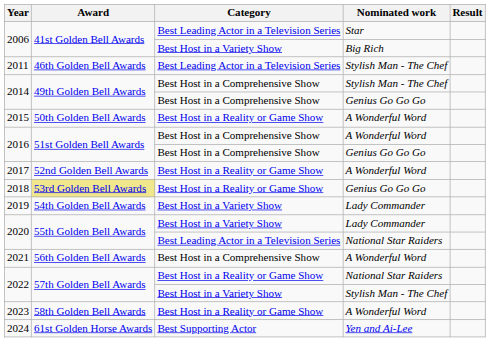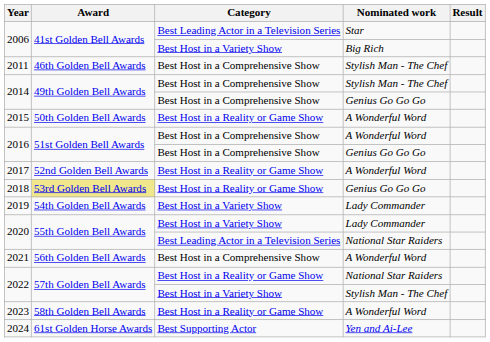(249, 65) Best Leading Actor in a Television Series -> (239, 65) Best Host in a Comprehensive Show
